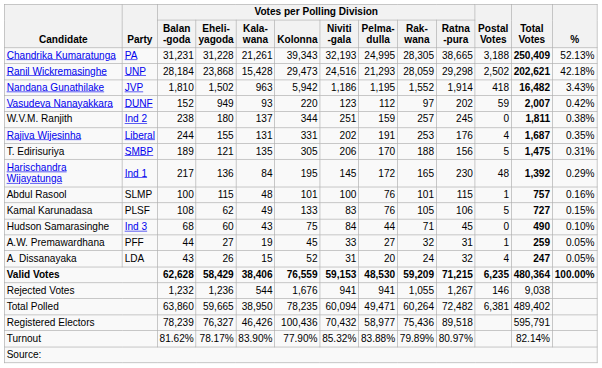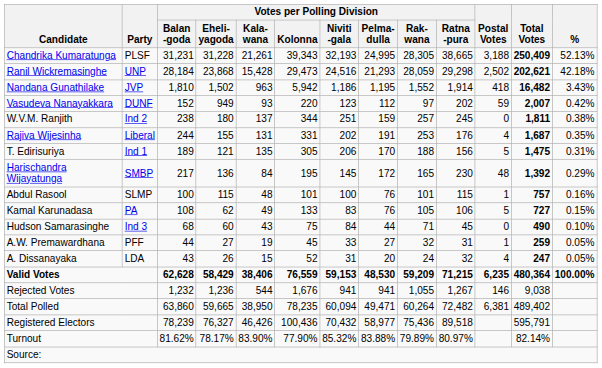(131, 55) PA -> (137, 55) PLSF
(139, 151) SMBP -> (136, 151) Ind 1
(136, 173) Ind 1 -> (139, 173) SMBP
(137, 211) PLSF -> (131, 211) PA
